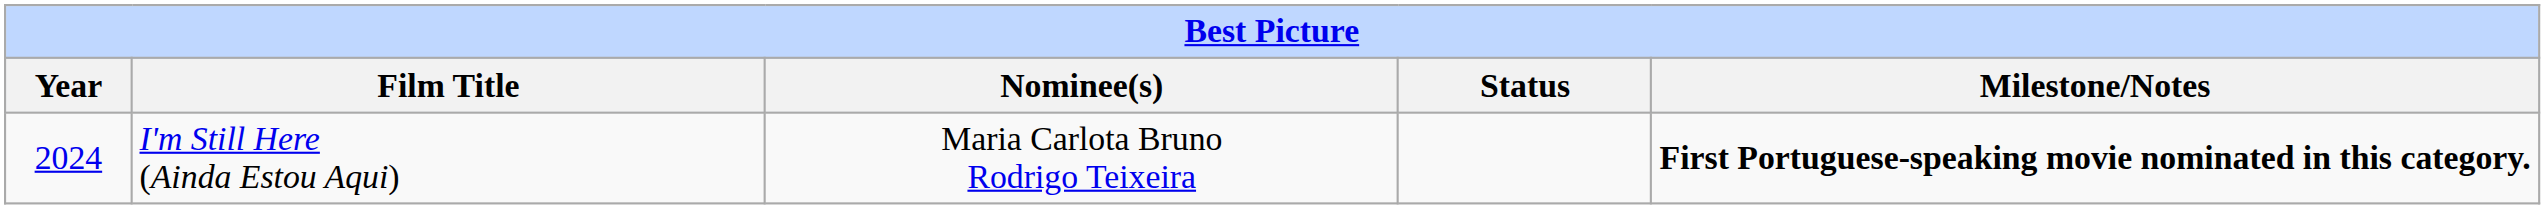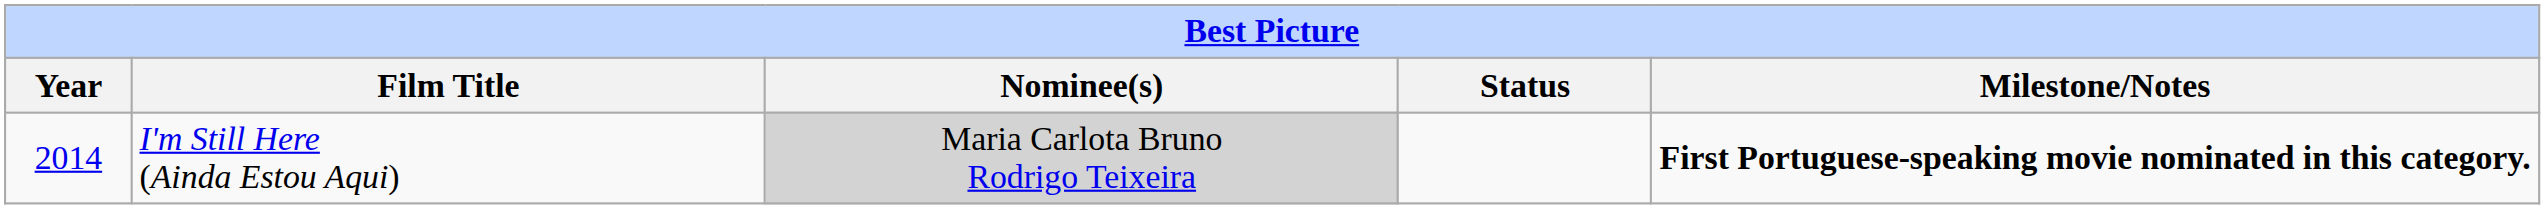(68, 157) 2024 -> (68, 157) 2014
(1082, 157) no background -> (1082, 157) lightgrey background
